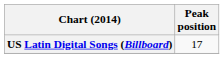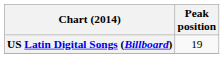(197, 44) 17 -> (197, 44) 19
